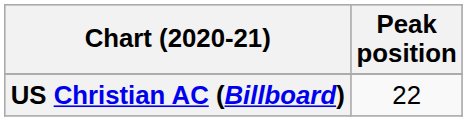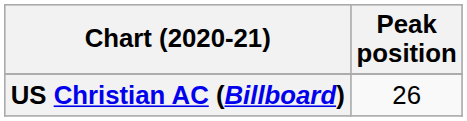(407, 94) 22 -> (407, 94) 26
